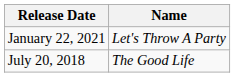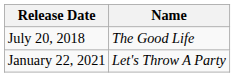rows swapped: (46, 60) <-> (57, 38)
